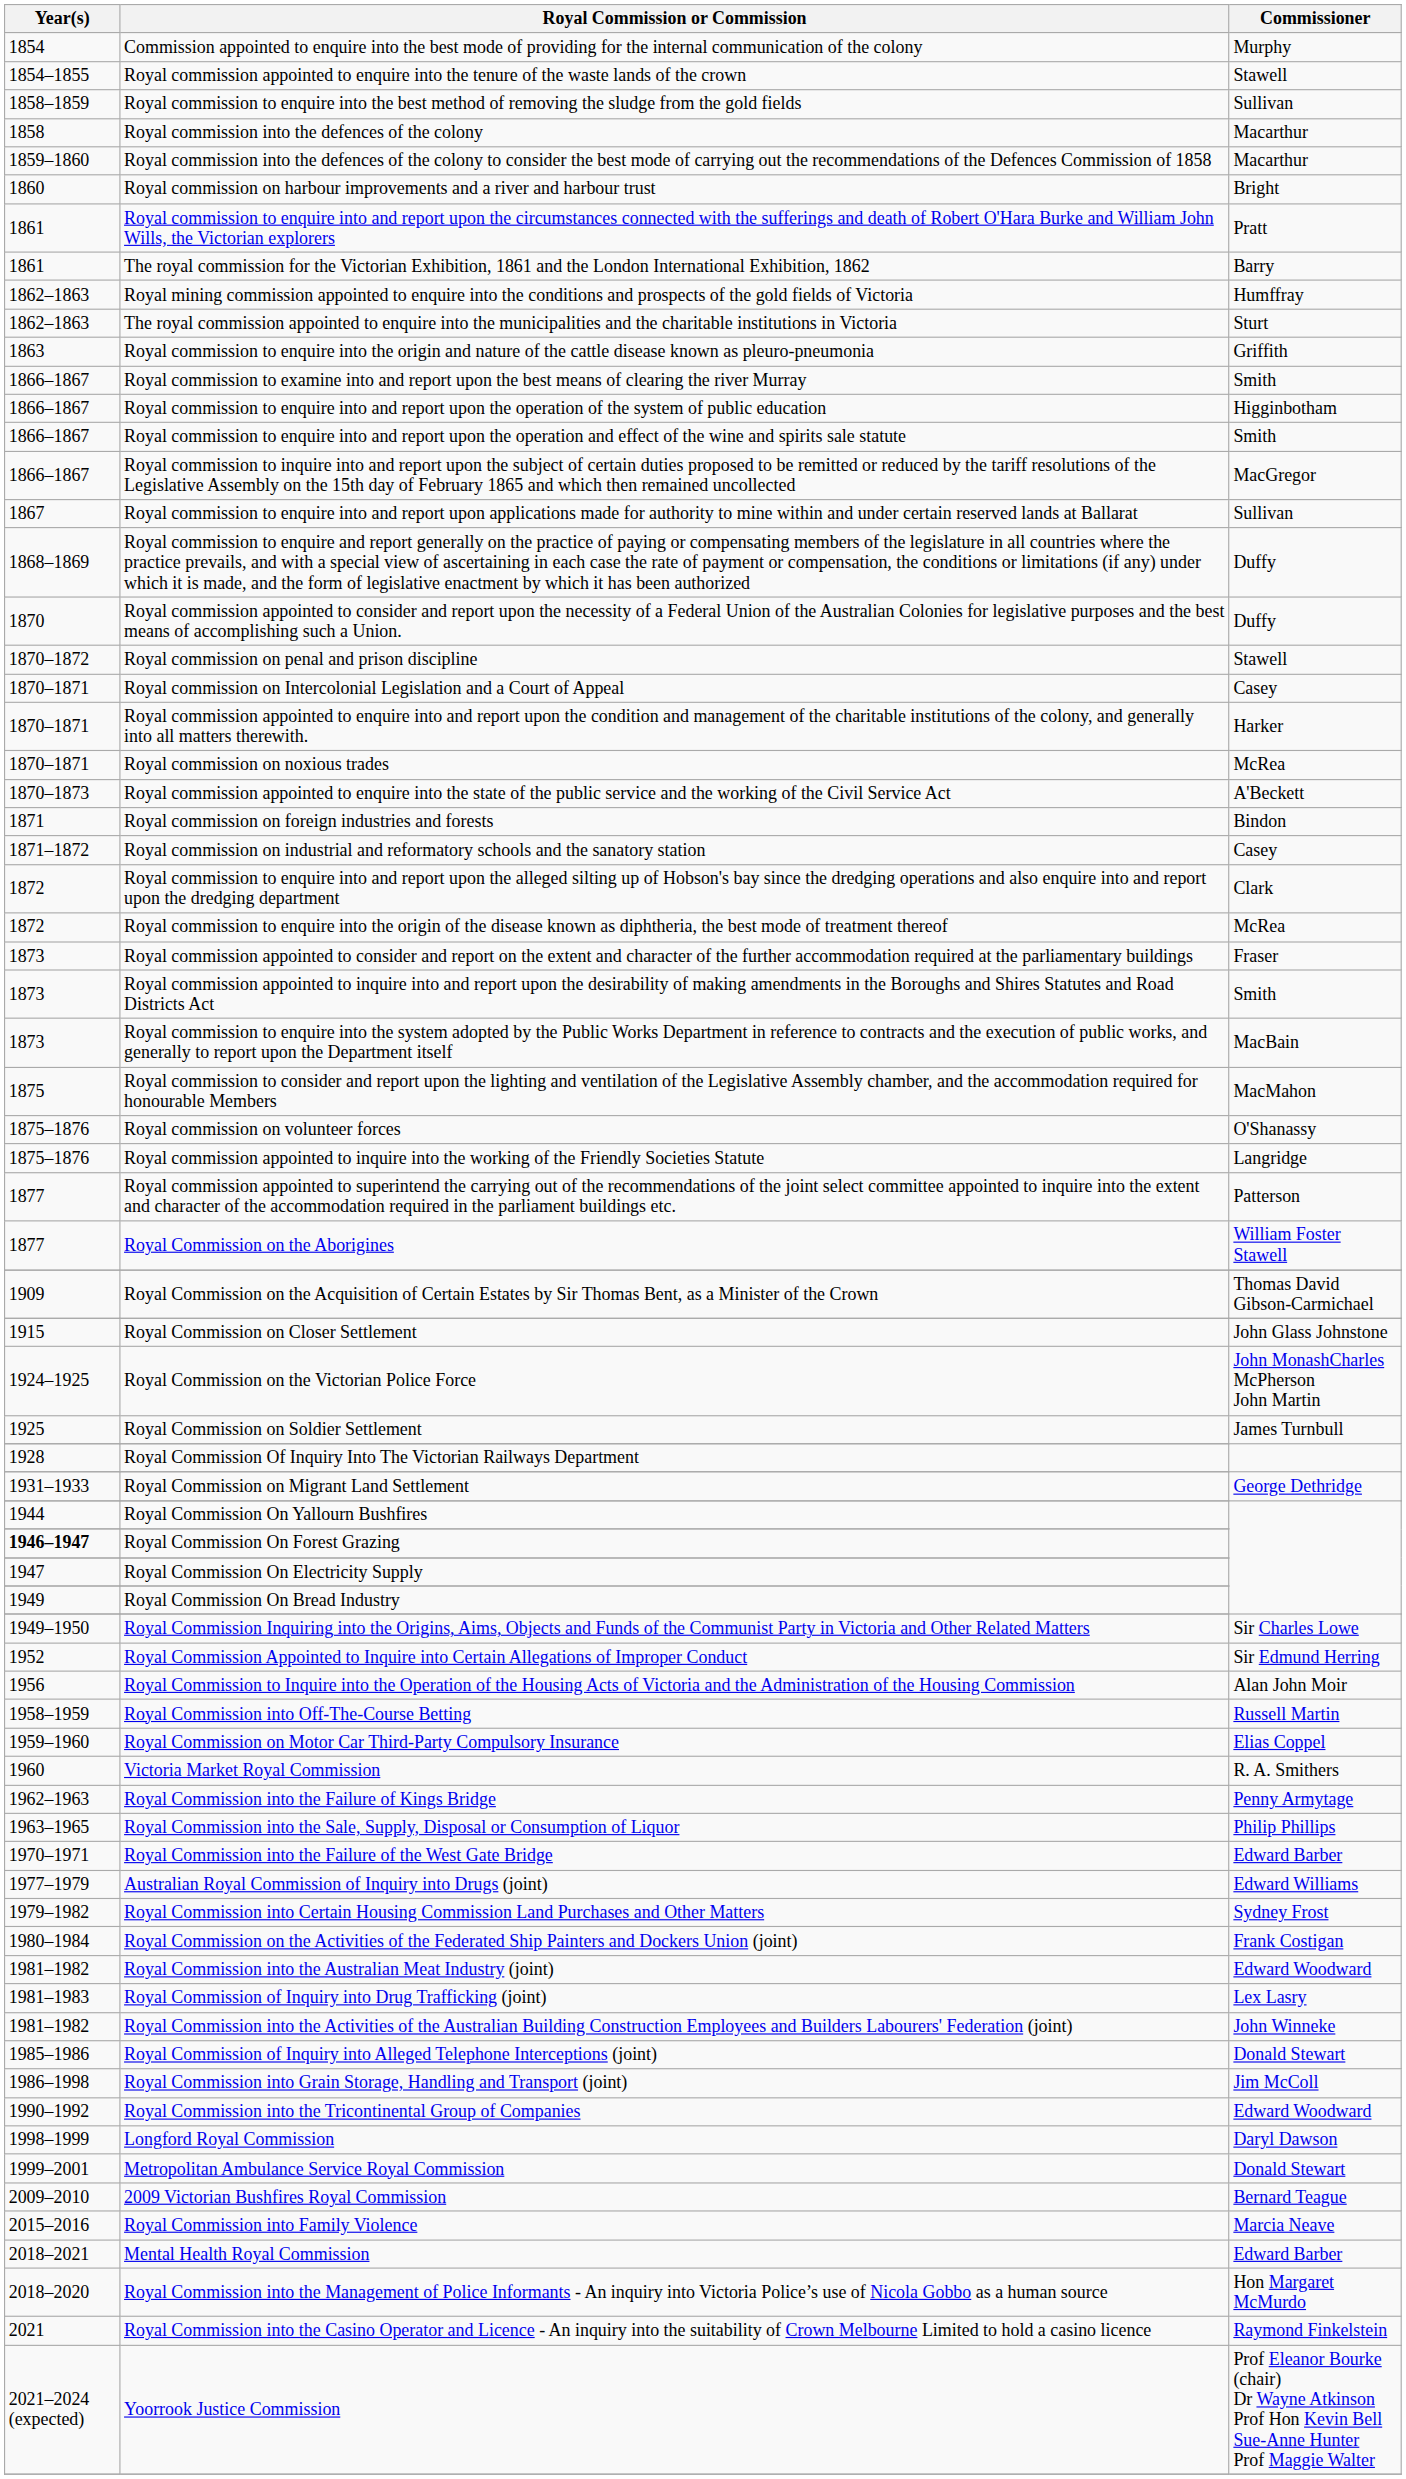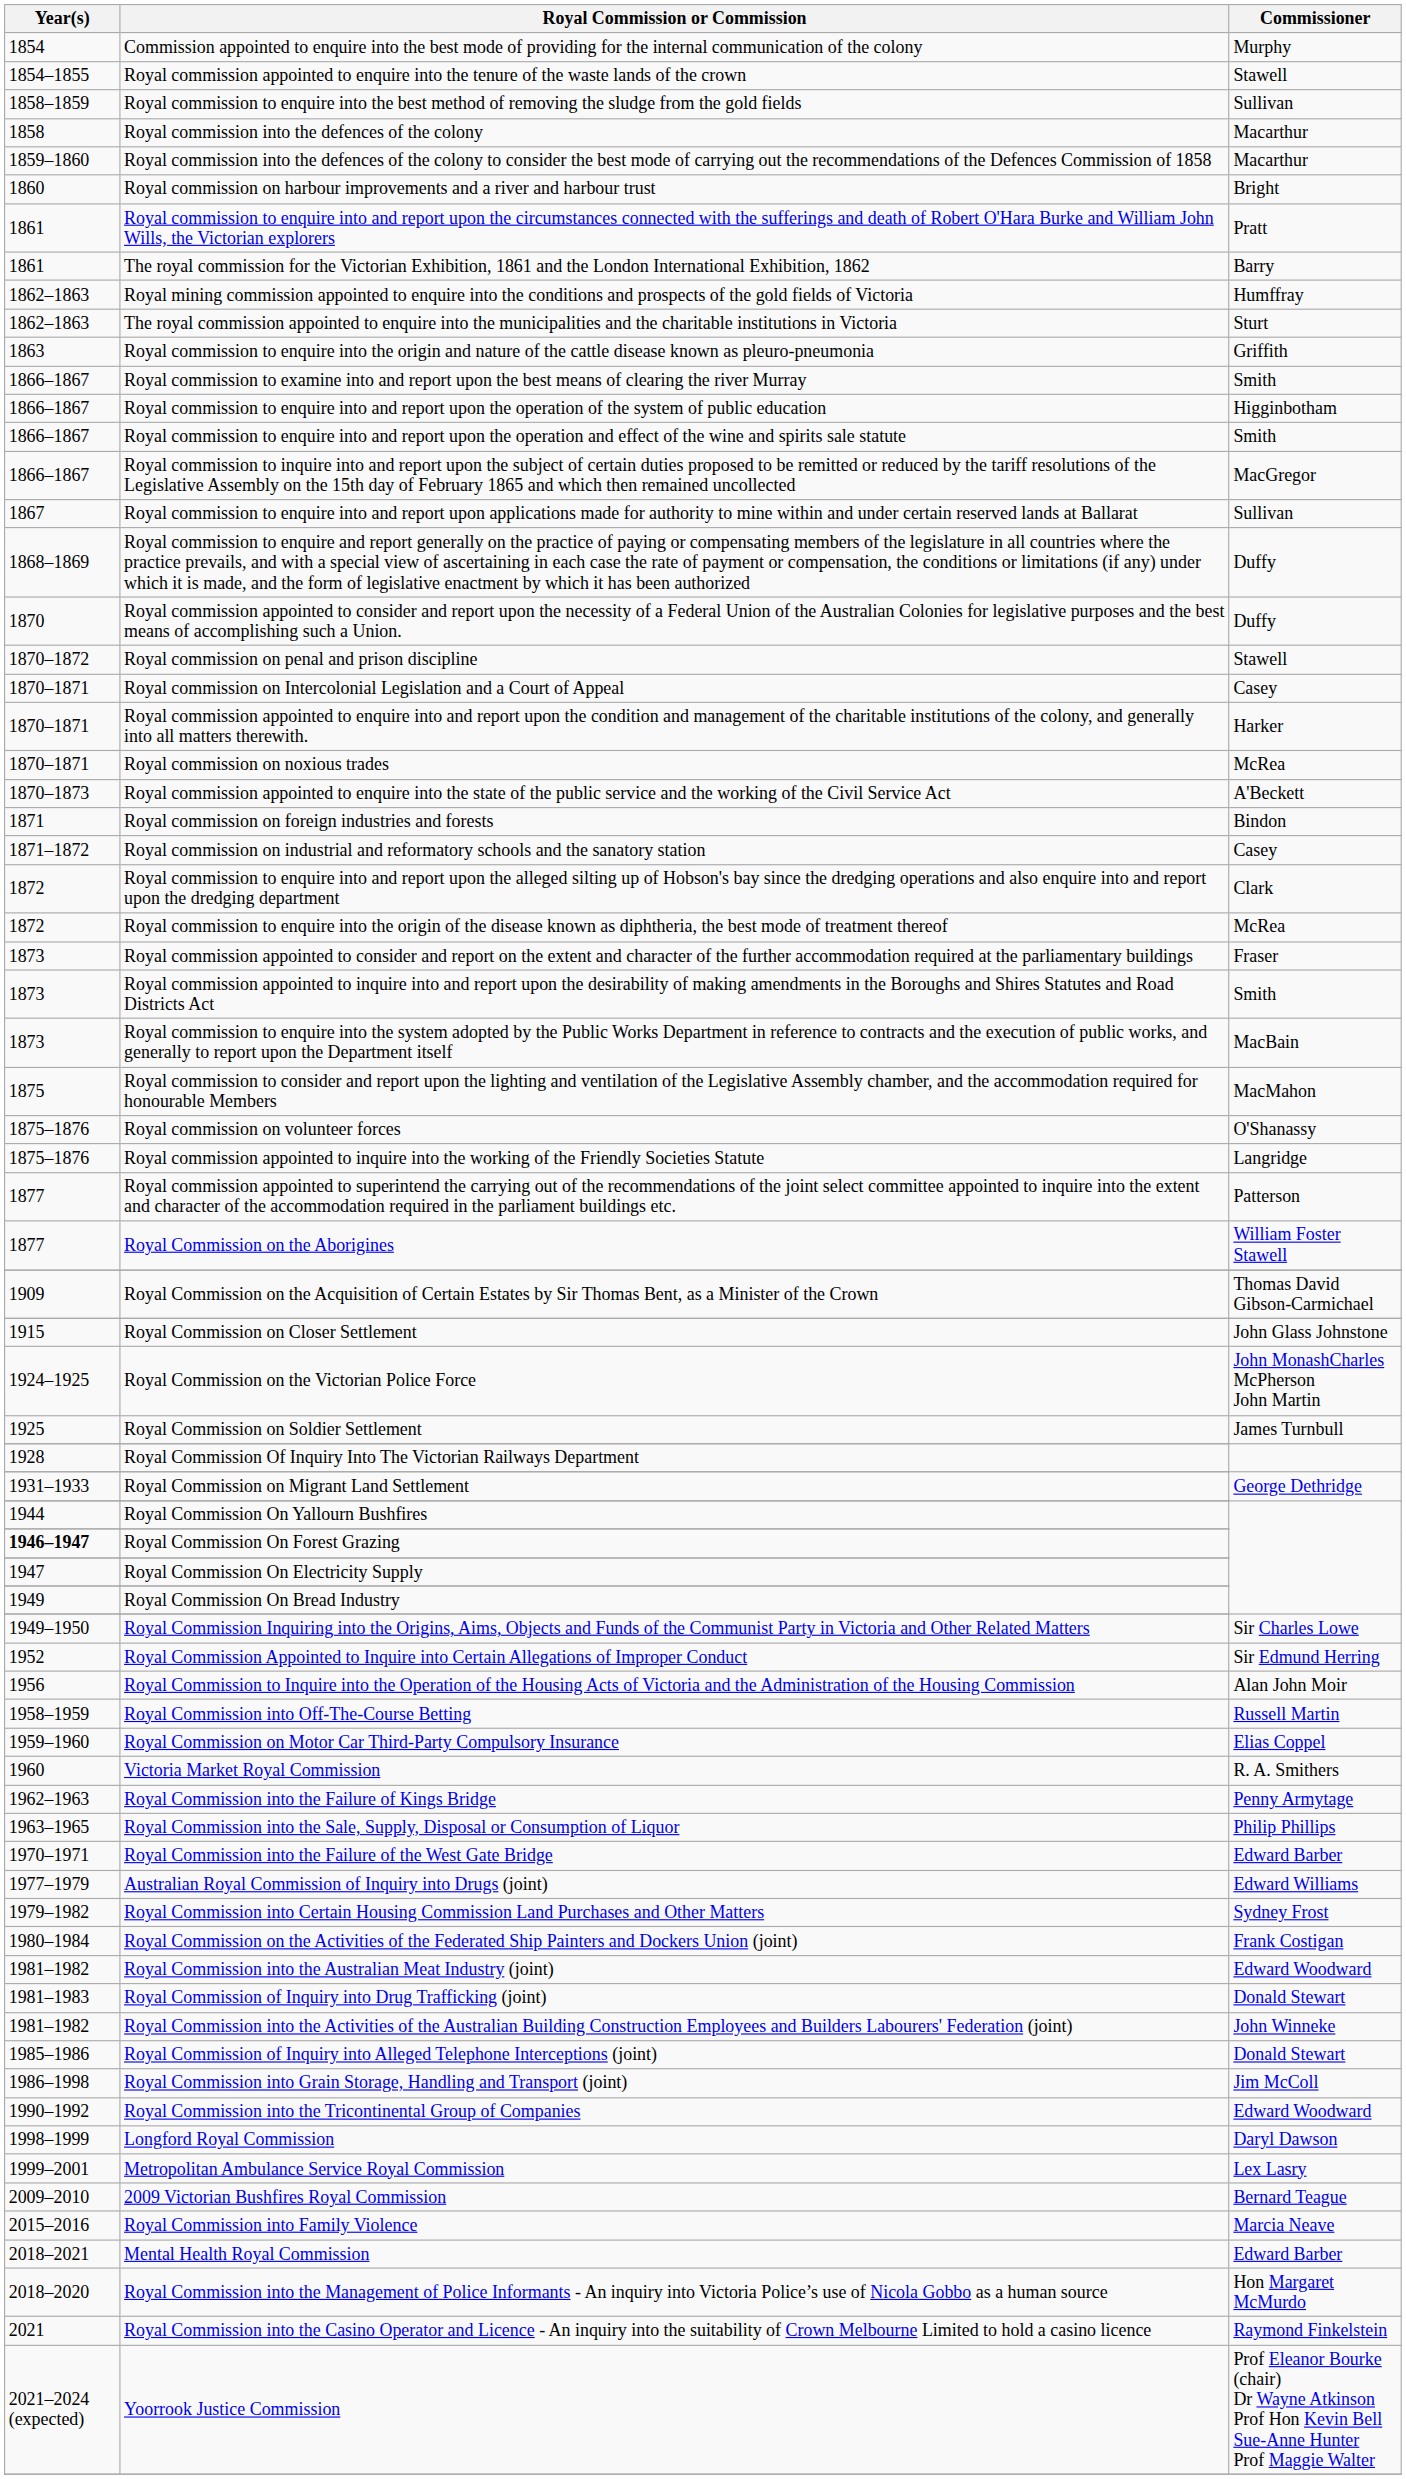(1270, 1997) Lex Lasry -> (1289, 1997) Donald Stewart
(1289, 2168) Donald Stewart -> (1270, 2168) Lex Lasry
